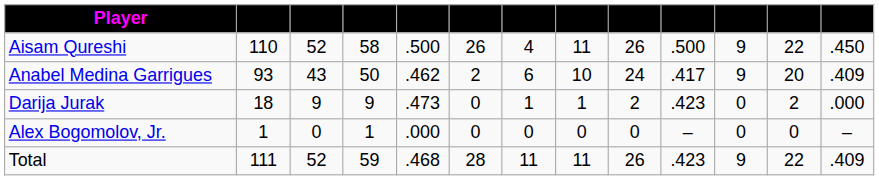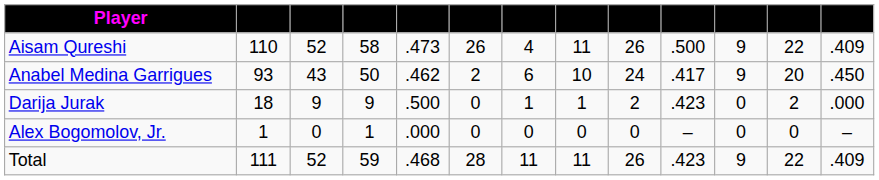(423, 47) .500 -> (423, 47) .473
(847, 47) .450 -> (847, 47) .409
(847, 75) .409 -> (847, 75) .450
(423, 103) .473 -> (423, 103) .500
